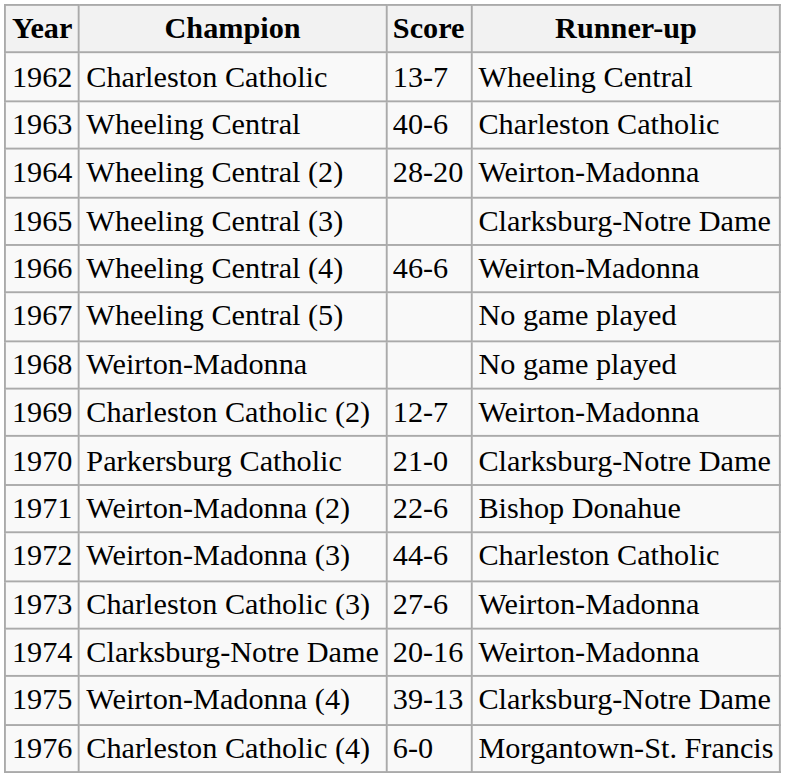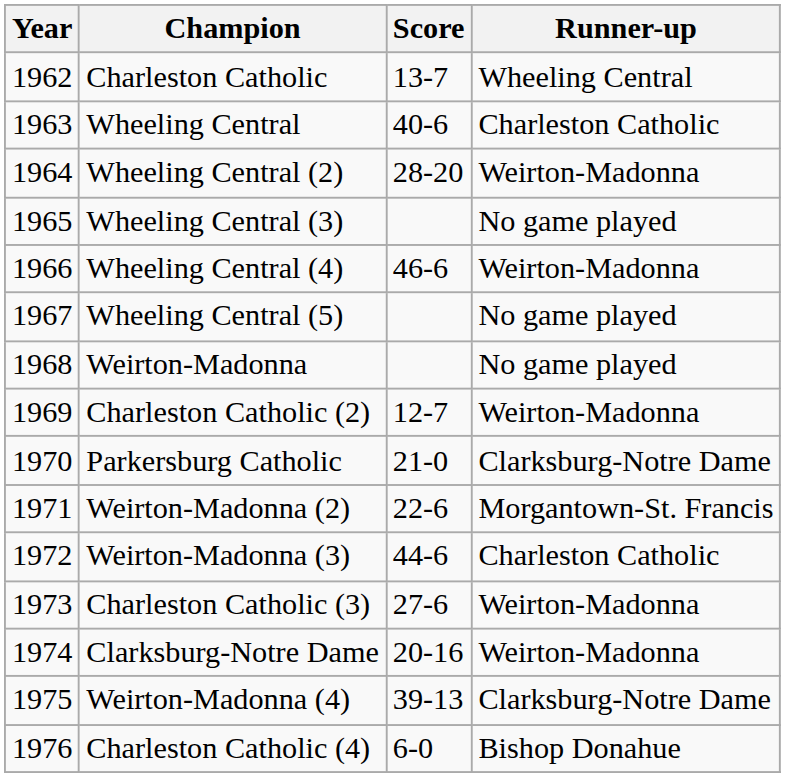(625, 220) Clarksburg-Notre Dame -> (578, 220) No game played
(580, 508) Bishop Donahue -> (626, 508) Morgantown-St. Francis
(626, 747) Morgantown-St. Francis -> (580, 747) Bishop Donahue
